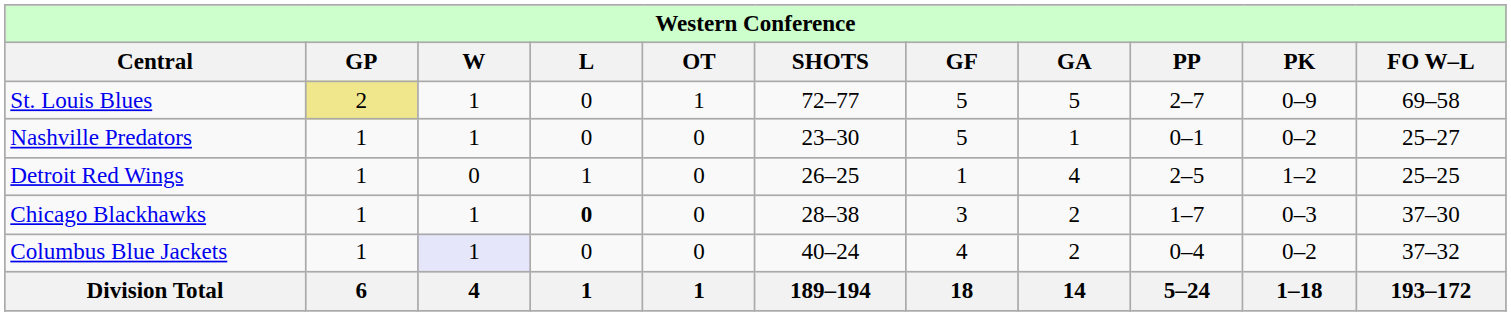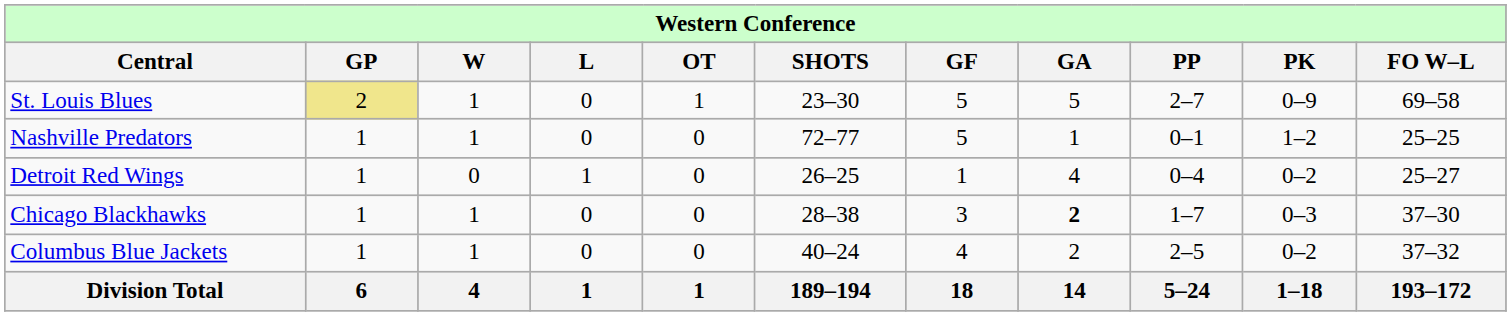(830, 99) 72–77 -> (830, 99) 23–30
(830, 137) 23–30 -> (830, 137) 72–77
(1299, 137) 0–2 -> (1299, 137) 1–2
(1431, 137) 25–27 -> (1431, 137) 25–25
(1187, 175) 2–5 -> (1187, 175) 0–4
(1299, 175) 1–2 -> (1299, 175) 0–2
(1431, 175) 25–25 -> (1431, 175) 25–27
(586, 213) bold -> (586, 213) normal
(1074, 213) normal -> (1074, 213) bold
(474, 252) lavender background -> (474, 252) no background
(1187, 252) 0–4 -> (1187, 252) 2–5
